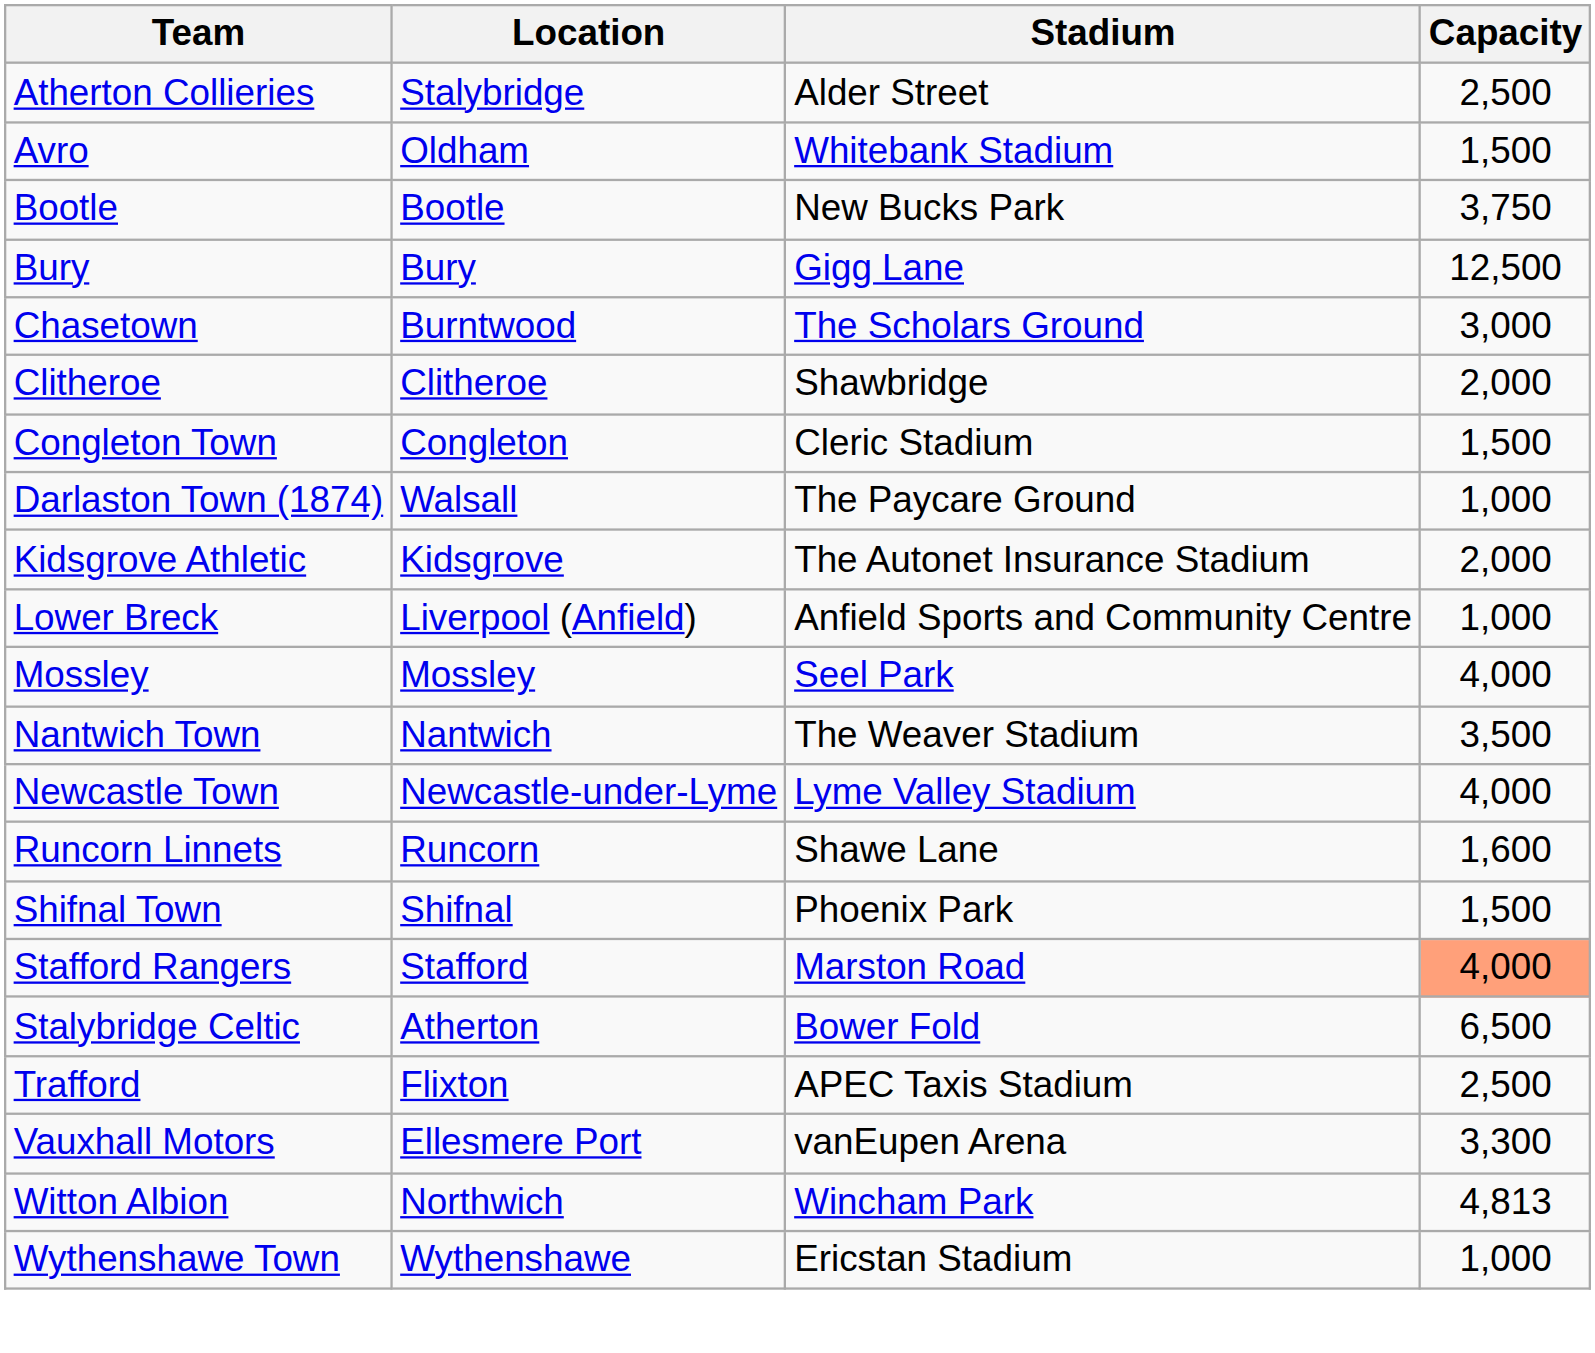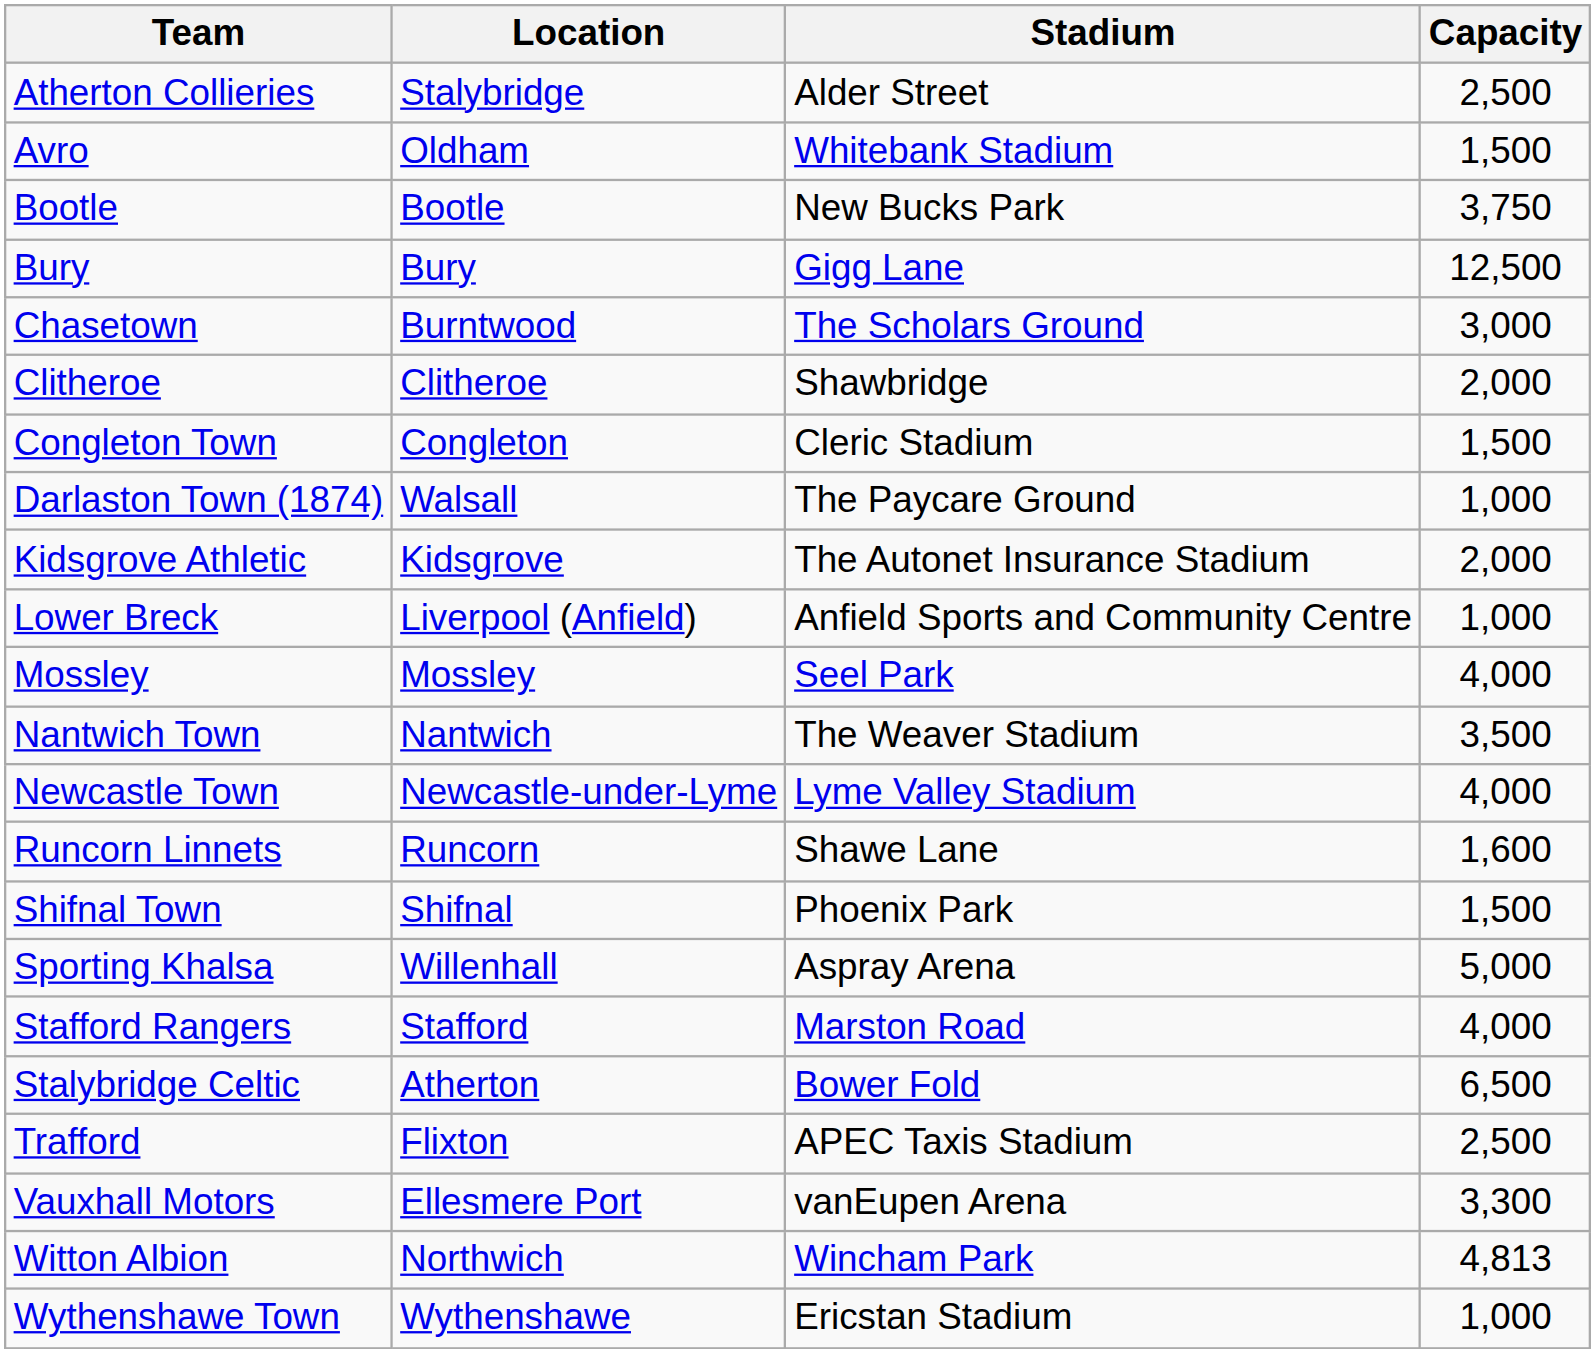+ row: (144, 967)
(1506, 967) lightsalmon background -> (1506, 1025) no background
